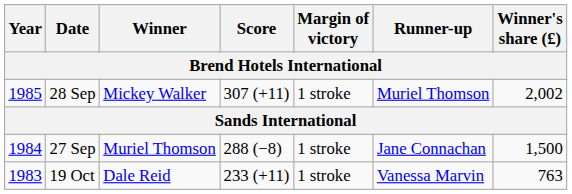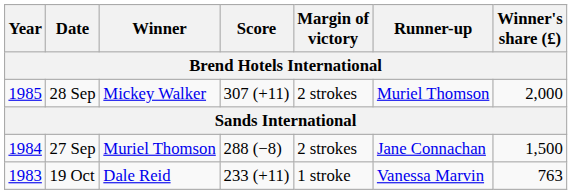(324, 93) 1 stroke -> (327, 93) 2 strokes
(544, 93) 2,002 -> (544, 93) 2,000
(324, 148) 1 stroke -> (327, 148) 2 strokes
